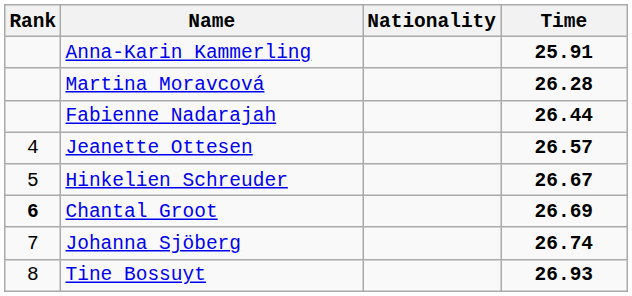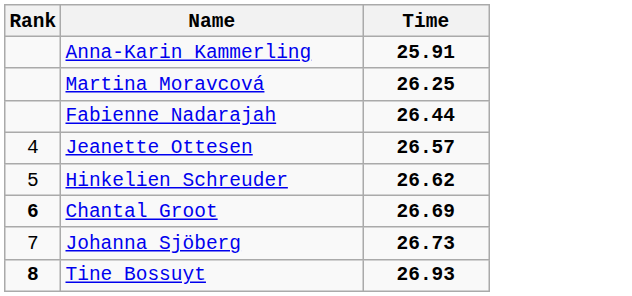- column: (432, 21)
(564, 84) 26.28 -> (426, 84) 26.25
(564, 180) 26.67 -> (426, 180) 26.62
(564, 243) 26.74 -> (426, 243) 26.73
(33, 275) normal -> (33, 275) bold
